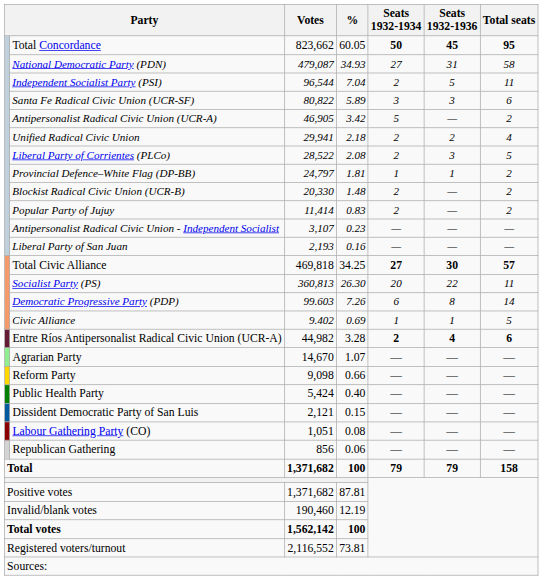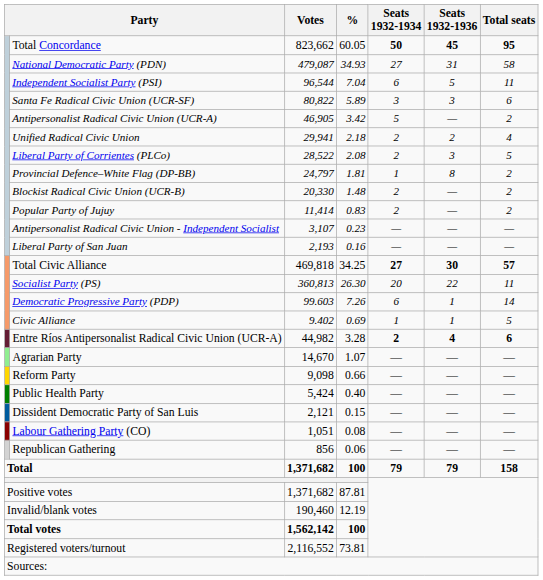(396, 82) 2 -> (396, 82) 6
(452, 173) 1 -> (452, 173) 8
(452, 301) 8 -> (452, 301) 1
